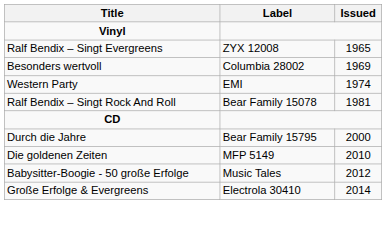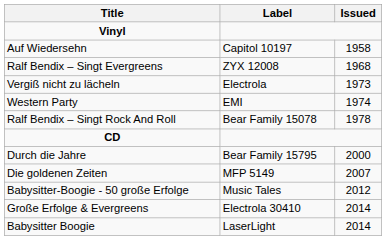+ row: (47, 48)
(358, 48) 1965 -> (358, 66) 1968
- row: (54, 66)
+ row: (63, 84)
(358, 102) 1981 -> (358, 119) 1978
(358, 155) 2010 -> (358, 173) 2007
+ row: (51, 226)
